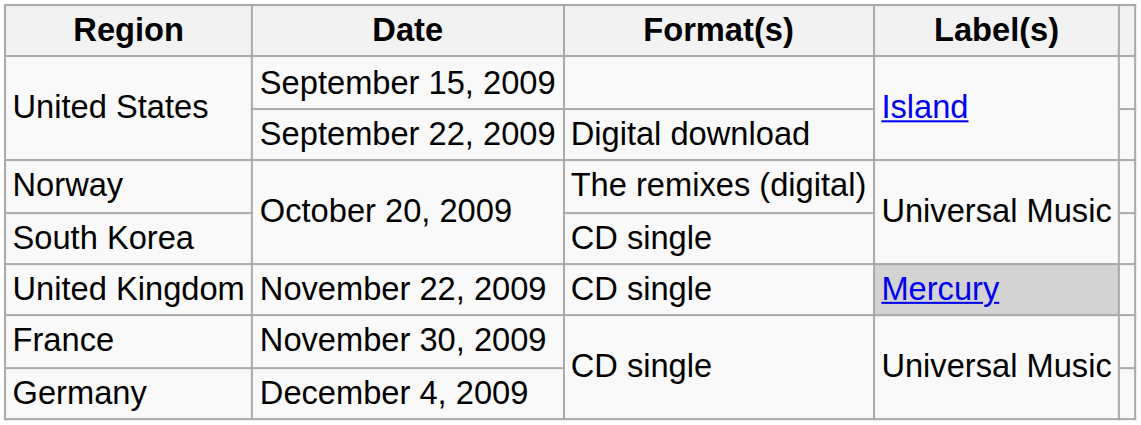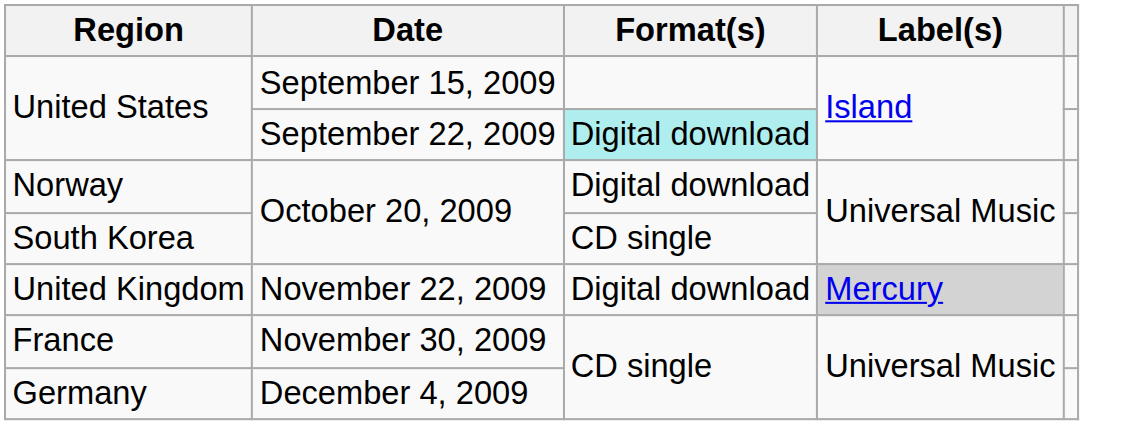(690, 133) no background -> (690, 133) paleturquoise background
(719, 185) The remixes (digital) -> (690, 185) Digital download
(641, 289) CD single -> (690, 289) Digital download
